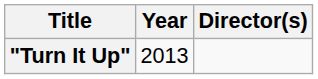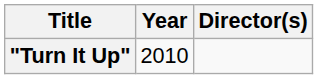(165, 55) 2013 -> (165, 55) 2010
